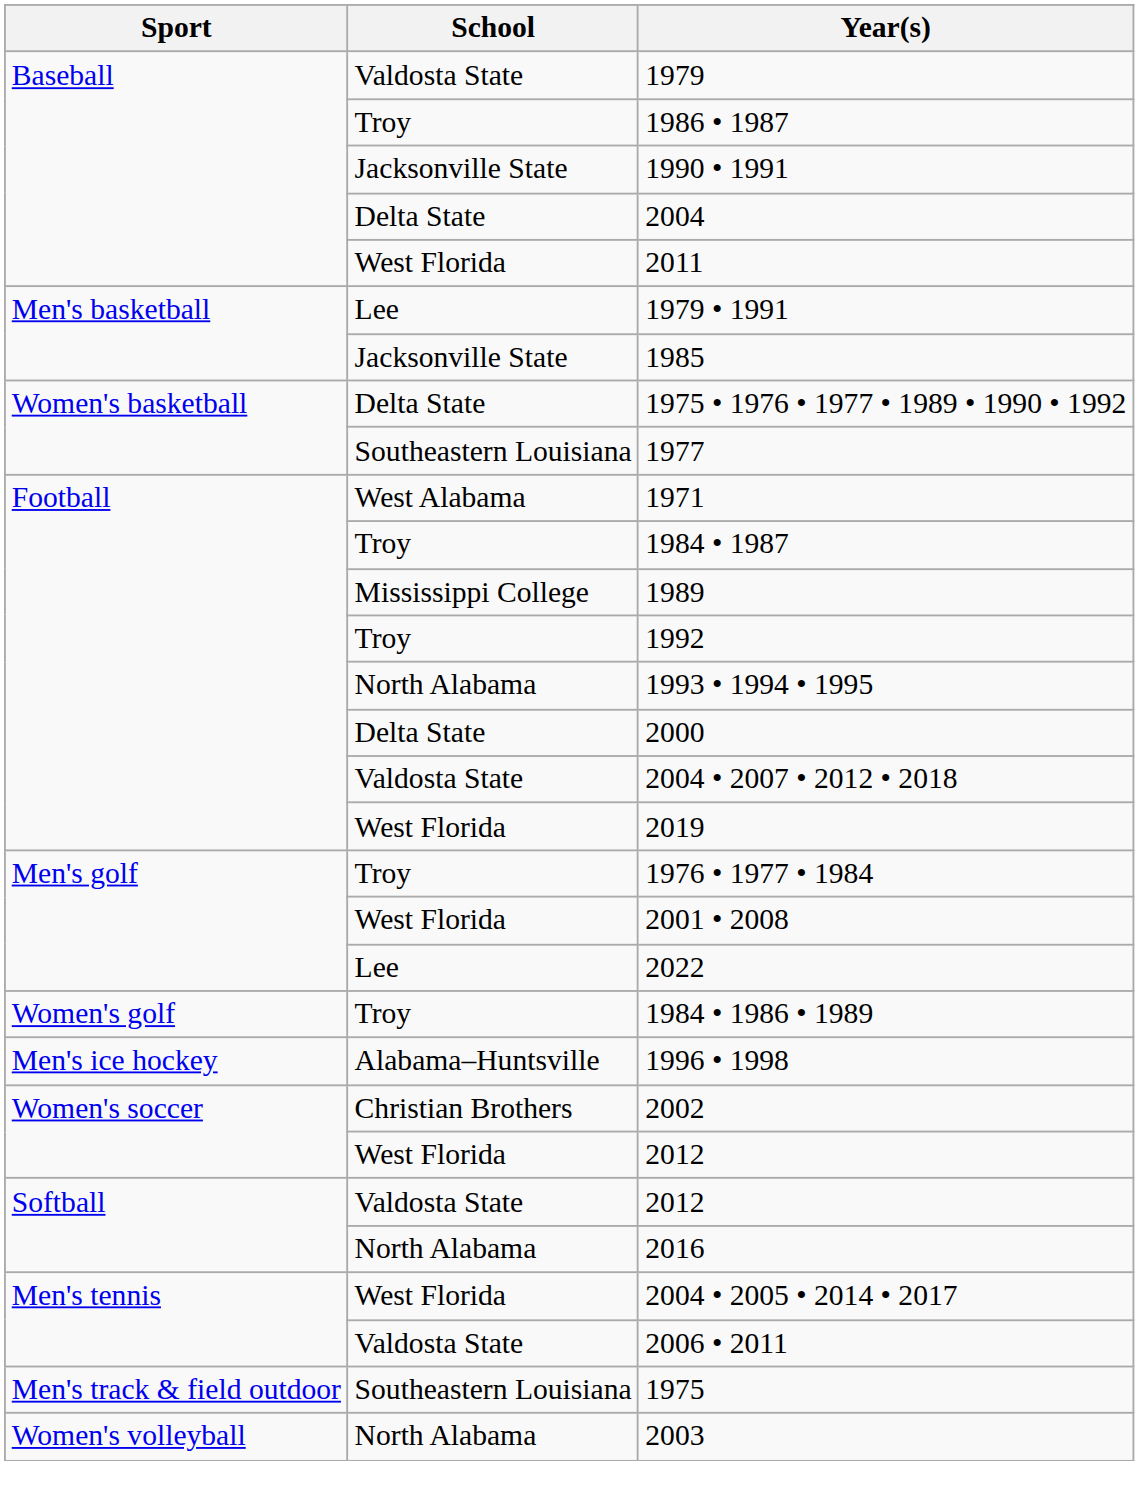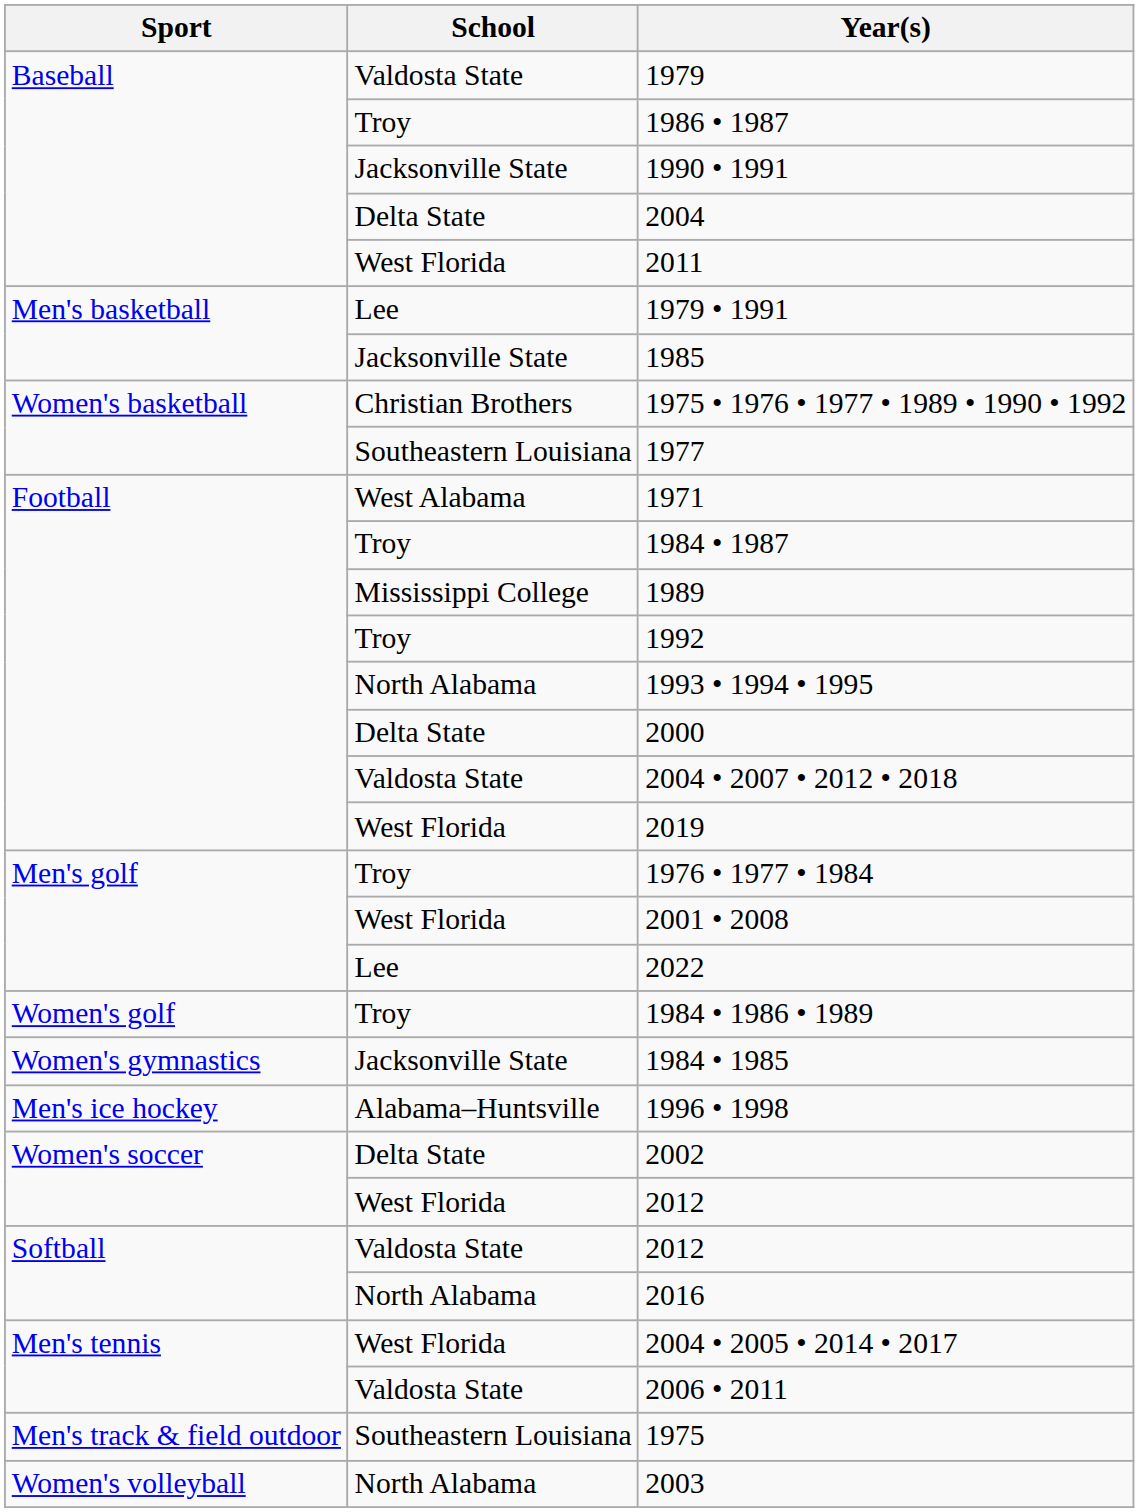(420, 403) Delta State -> (464, 403) Christian Brothers
+ row: (136, 1060)
(464, 1107) Christian Brothers -> (420, 1154) Delta State
